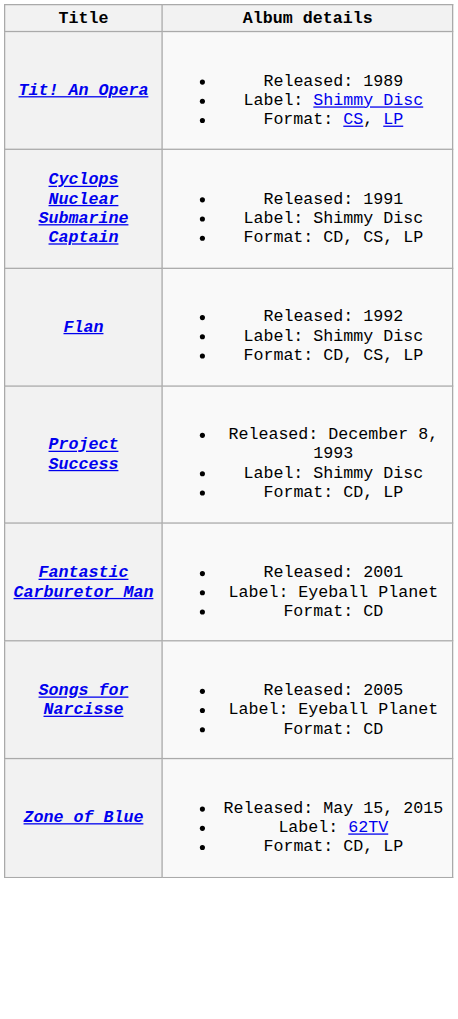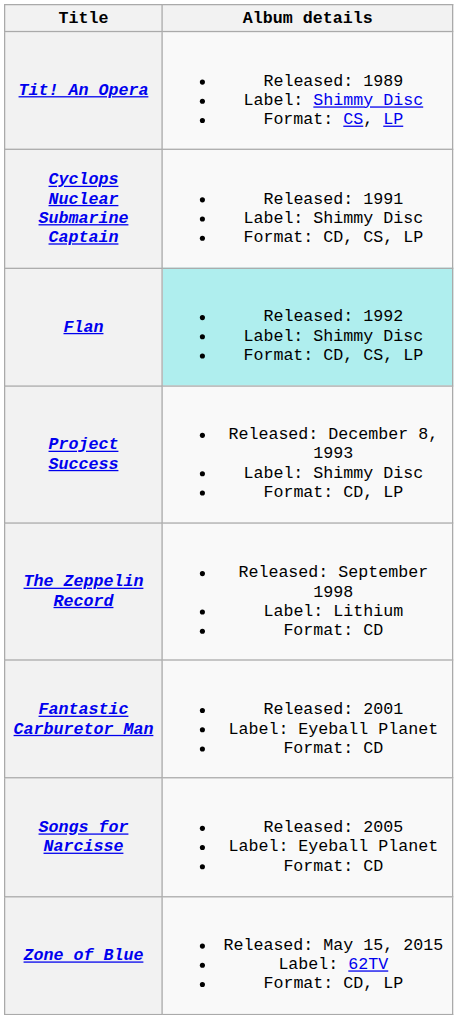(308, 336) no background -> (308, 336) paleturquoise background
+ row: (83, 592)
